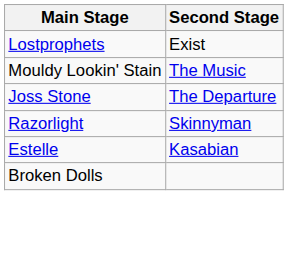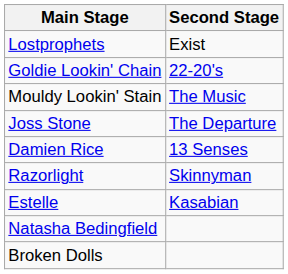+ row: (85, 70)
+ row: (56, 149)
+ row: (83, 228)
